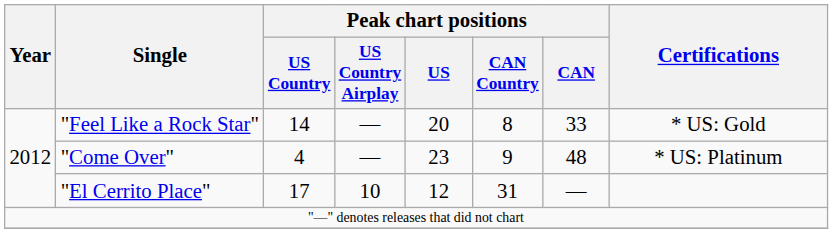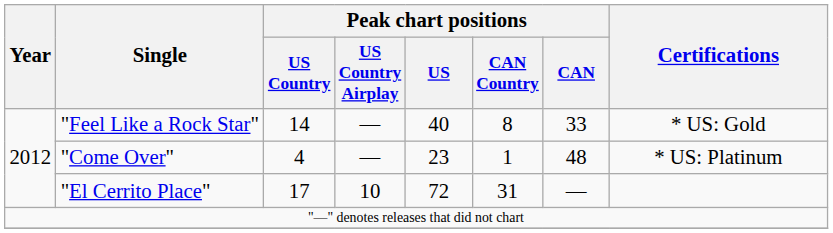(439, 124) 20 -> (439, 124) 40
(507, 157) 9 -> (507, 157) 1
(439, 190) 12 -> (439, 190) 72
